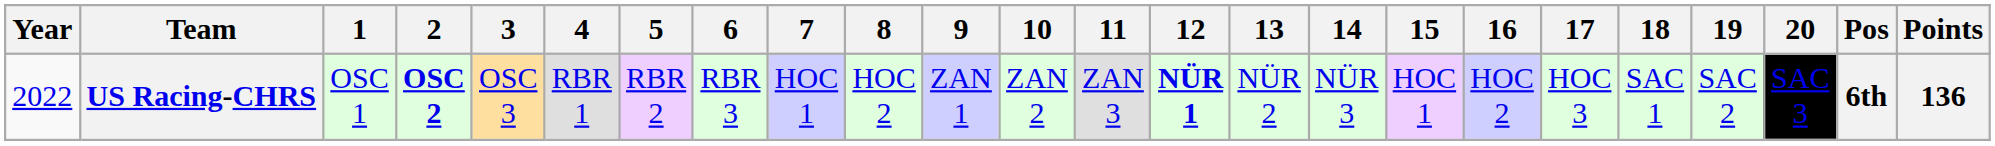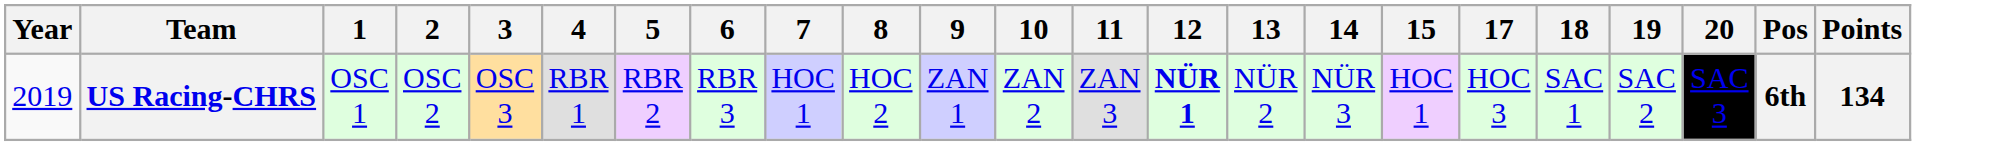- column: (1502, 28)
(42, 96) 2022 -> (42, 96) 2019
(434, 96) bold -> (432, 96) normal
(1943, 96) 136 -> (1862, 96) 134
